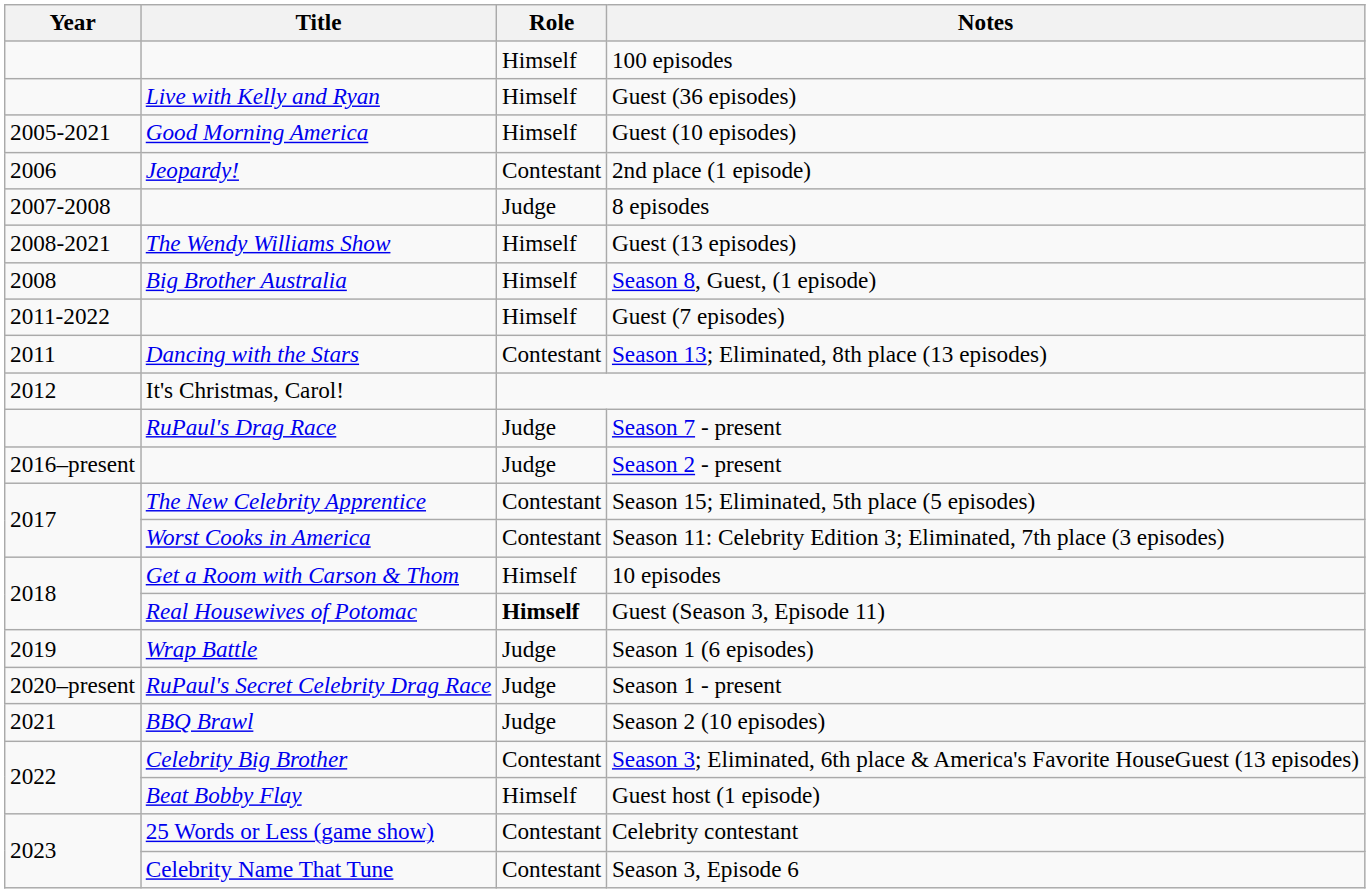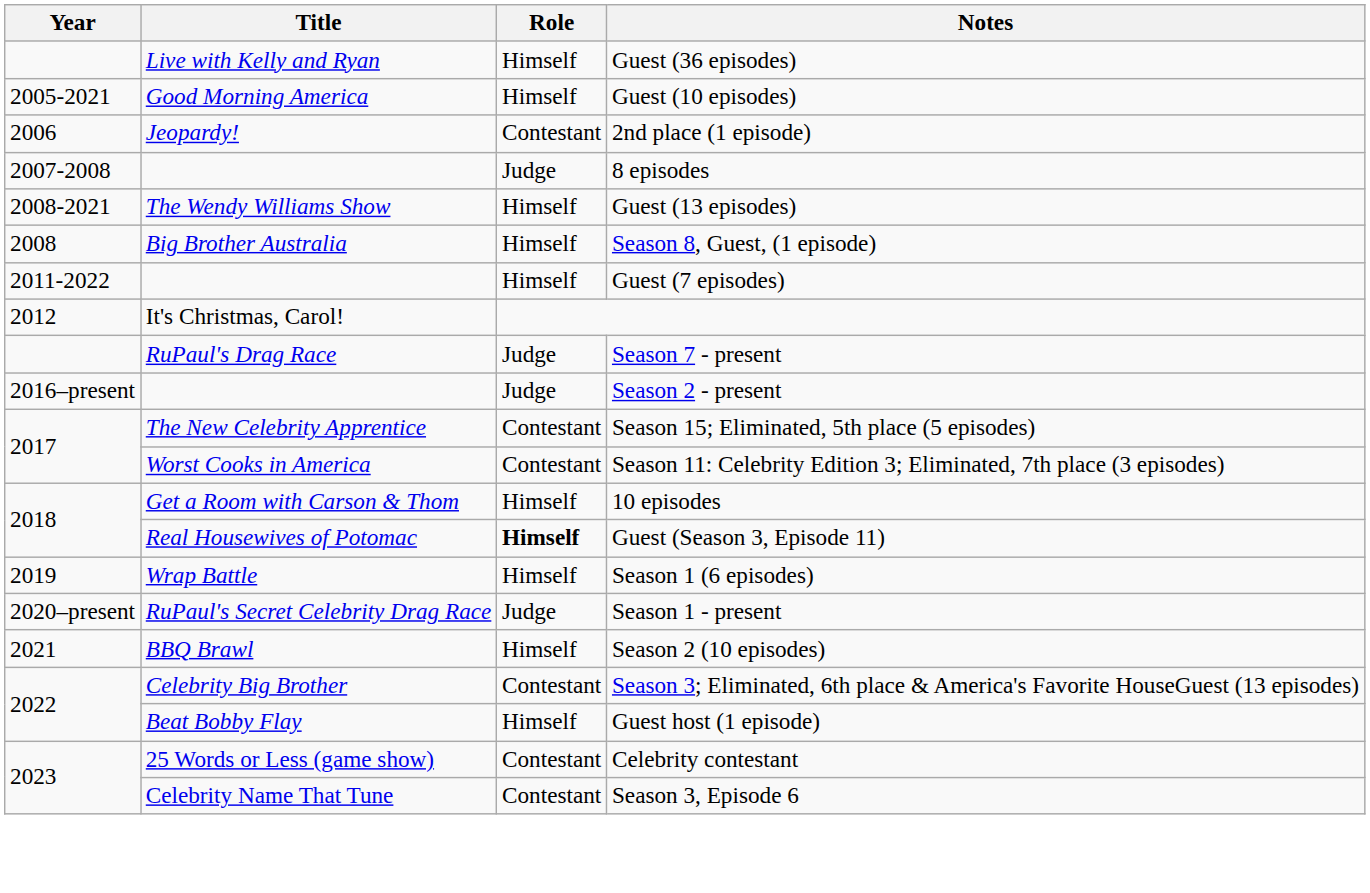- row: (672, 59)
- row: (829, 354)
(529, 648) Judge -> (539, 574) Himself
(529, 721) Judge -> (539, 648) Himself
